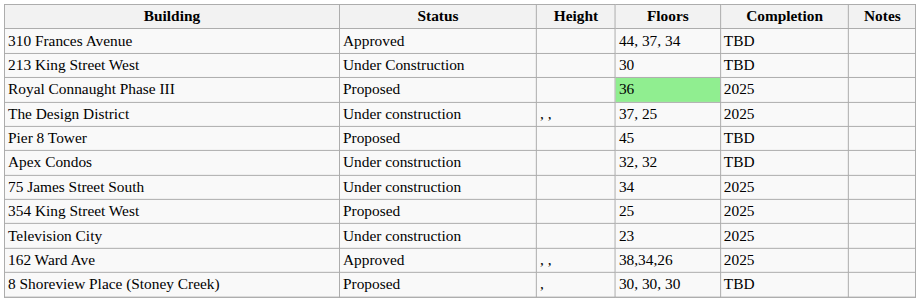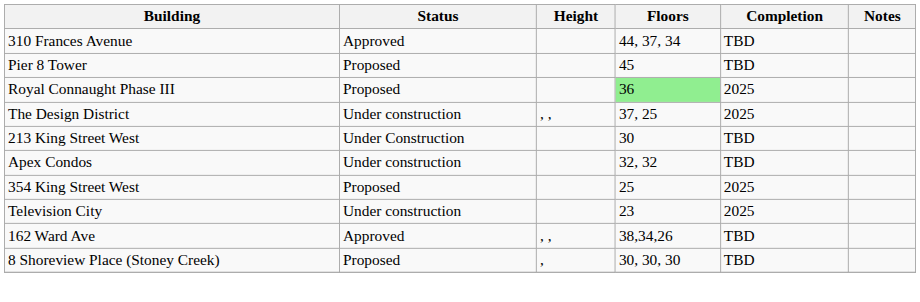rows swapped: (47, 138) <-> (74, 65)
- row: (76, 187)
(739, 260) 2025 -> (739, 235) TBD
